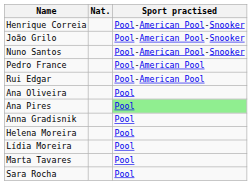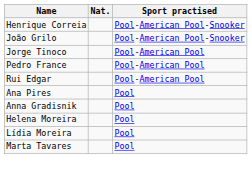+ row: (36, 52)
- row: (34, 52)
- row: (36, 92)
(124, 106) lightgreen background -> (124, 92) no background
- row: (31, 174)
